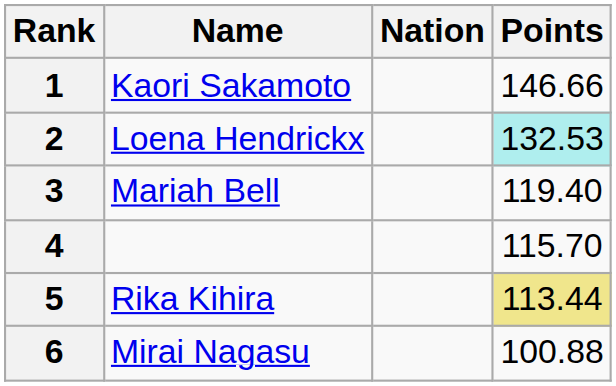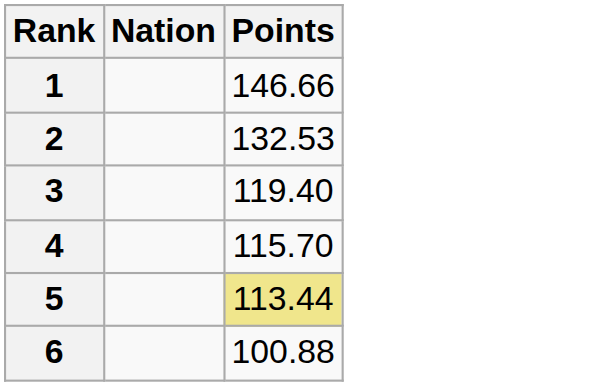- column: (238, 31)
(552, 138) paleturquoise background -> (283, 138) no background
